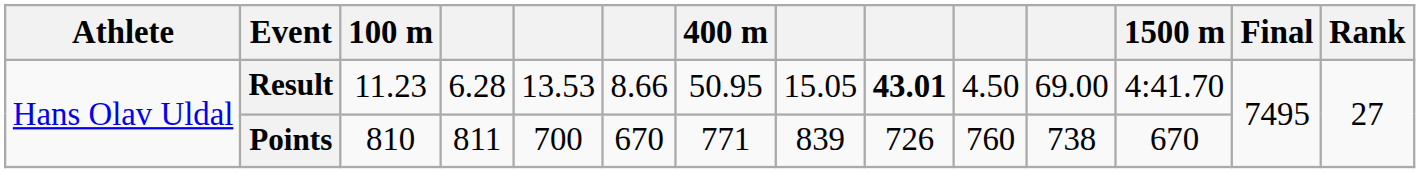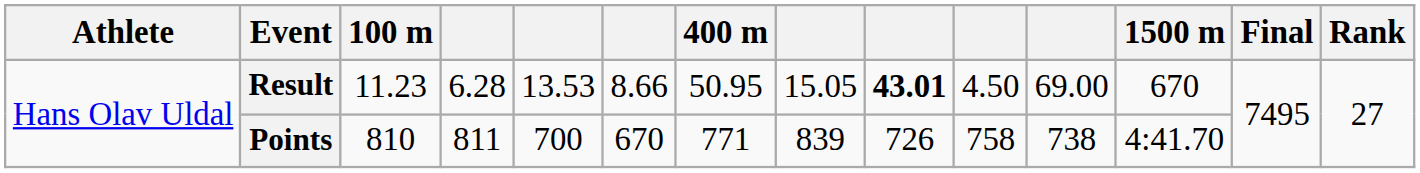(1175, 86) 4:41.70 -> (1175, 86) 670
(991, 140) 760 -> (991, 140) 758
(1175, 140) 670 -> (1175, 140) 4:41.70
